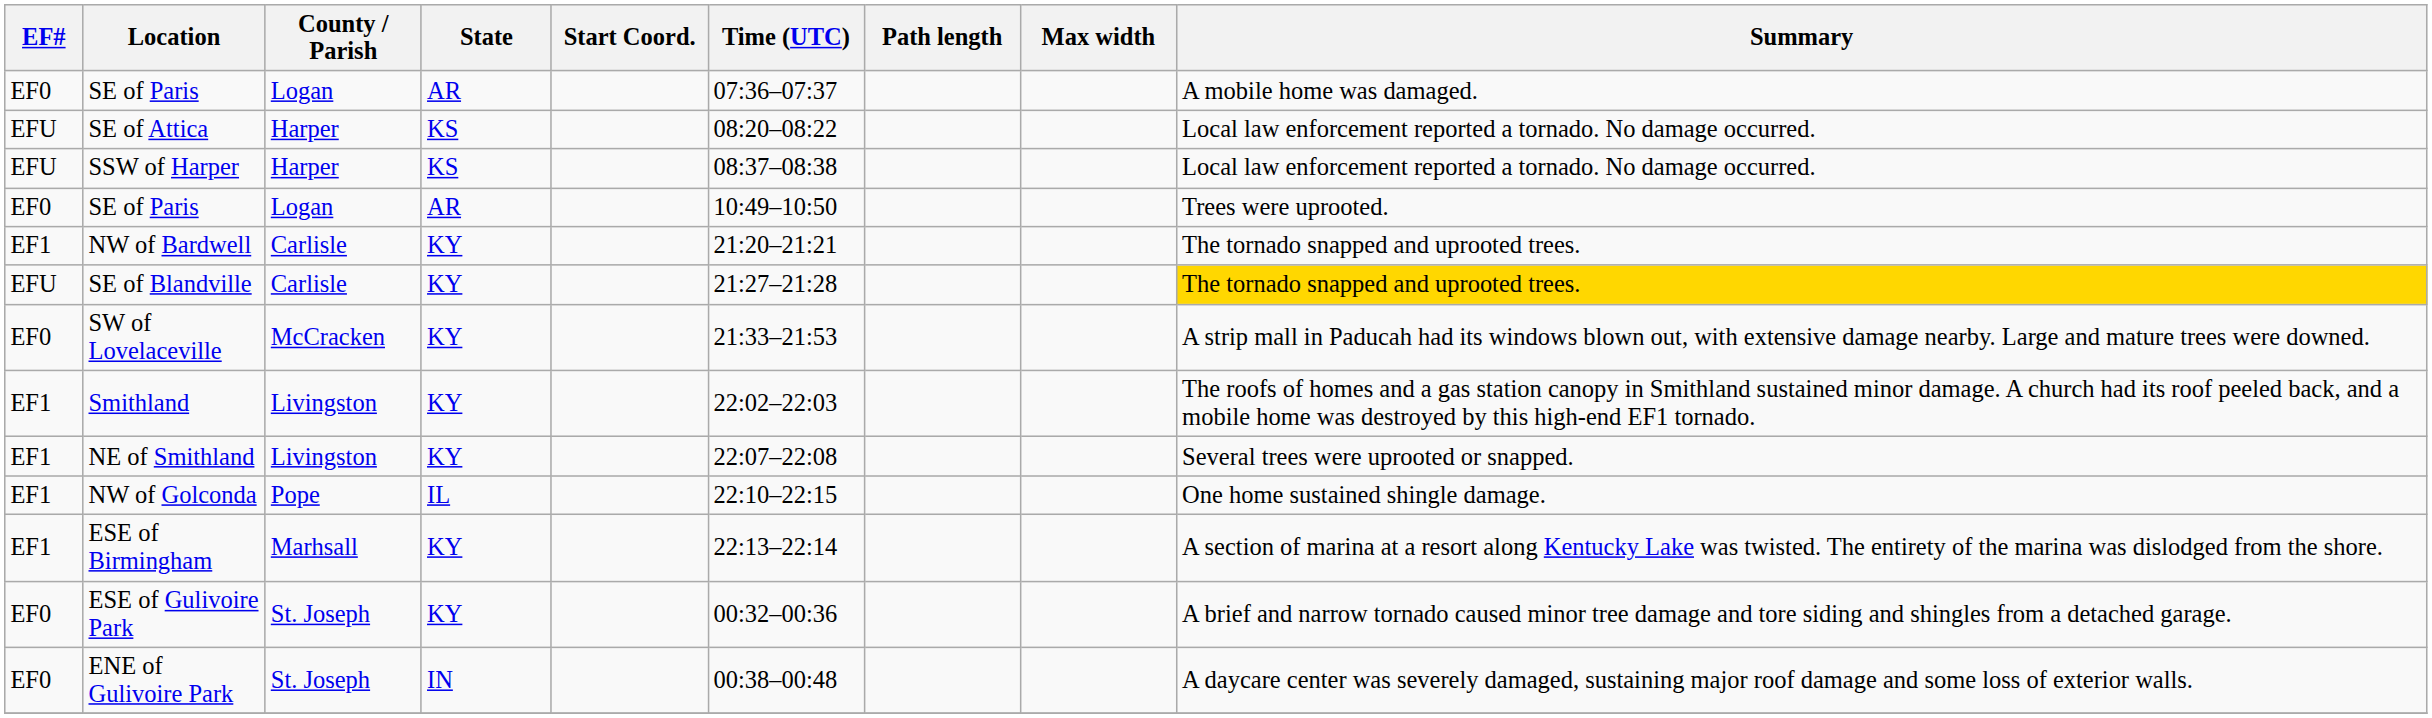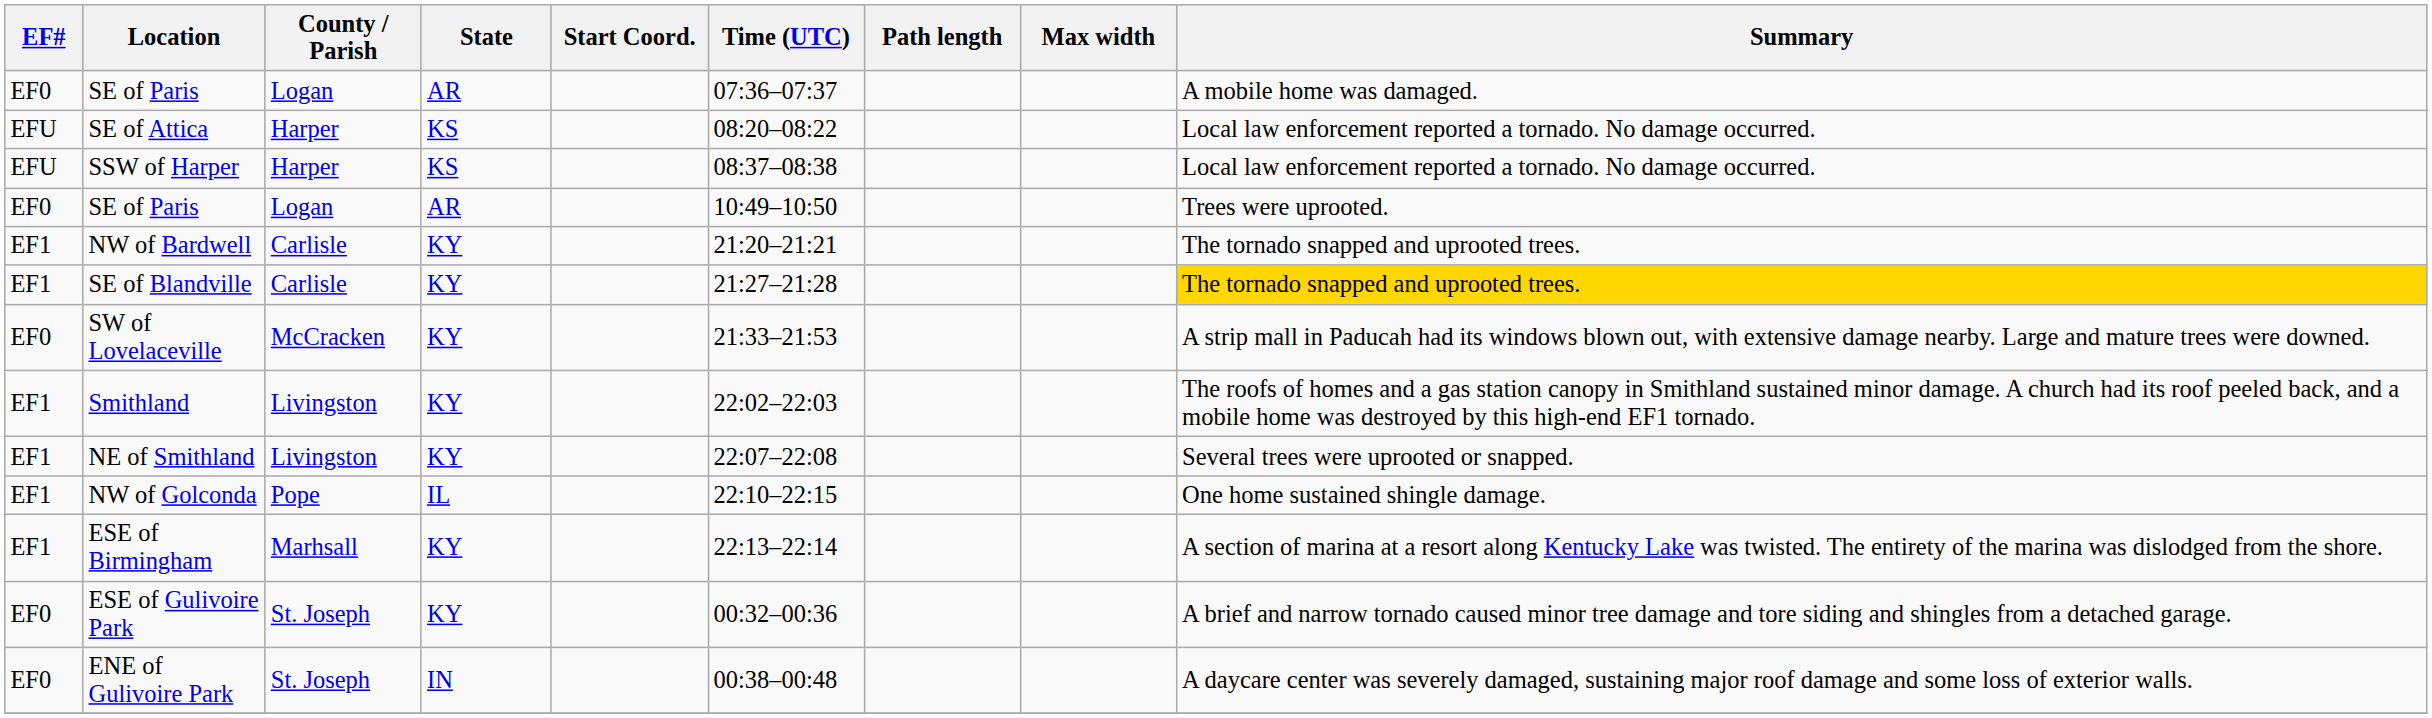(34, 284) EFU -> (31, 284) EF1
